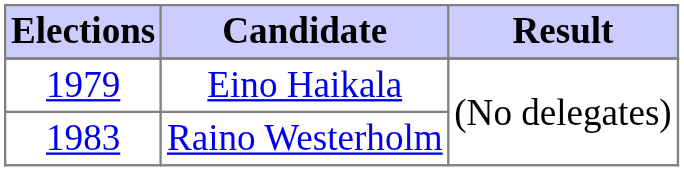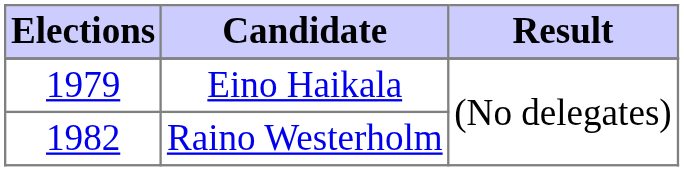(83, 137) 1983 -> (83, 137) 1982
